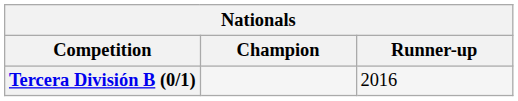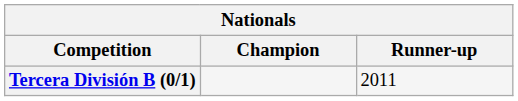(379, 80) 2016 -> (379, 80) 2011
